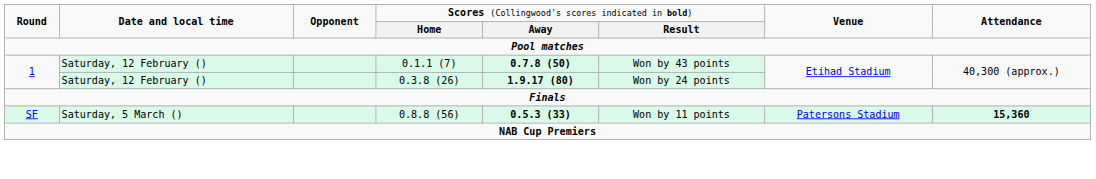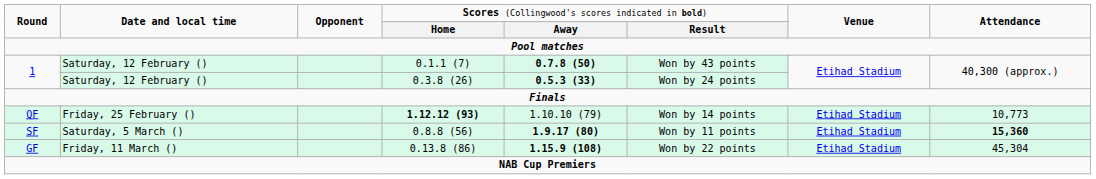(541, 80) 1.9.17 (80) -> (566, 80) 0.5.3 (33)
+ row: (443, 114)
(541, 114) 0.5.3 (33) -> (566, 131) 1.9.17 (80)
(848, 114) Patersons Stadium -> (859, 131) Etihad Stadium
+ row: (443, 148)
